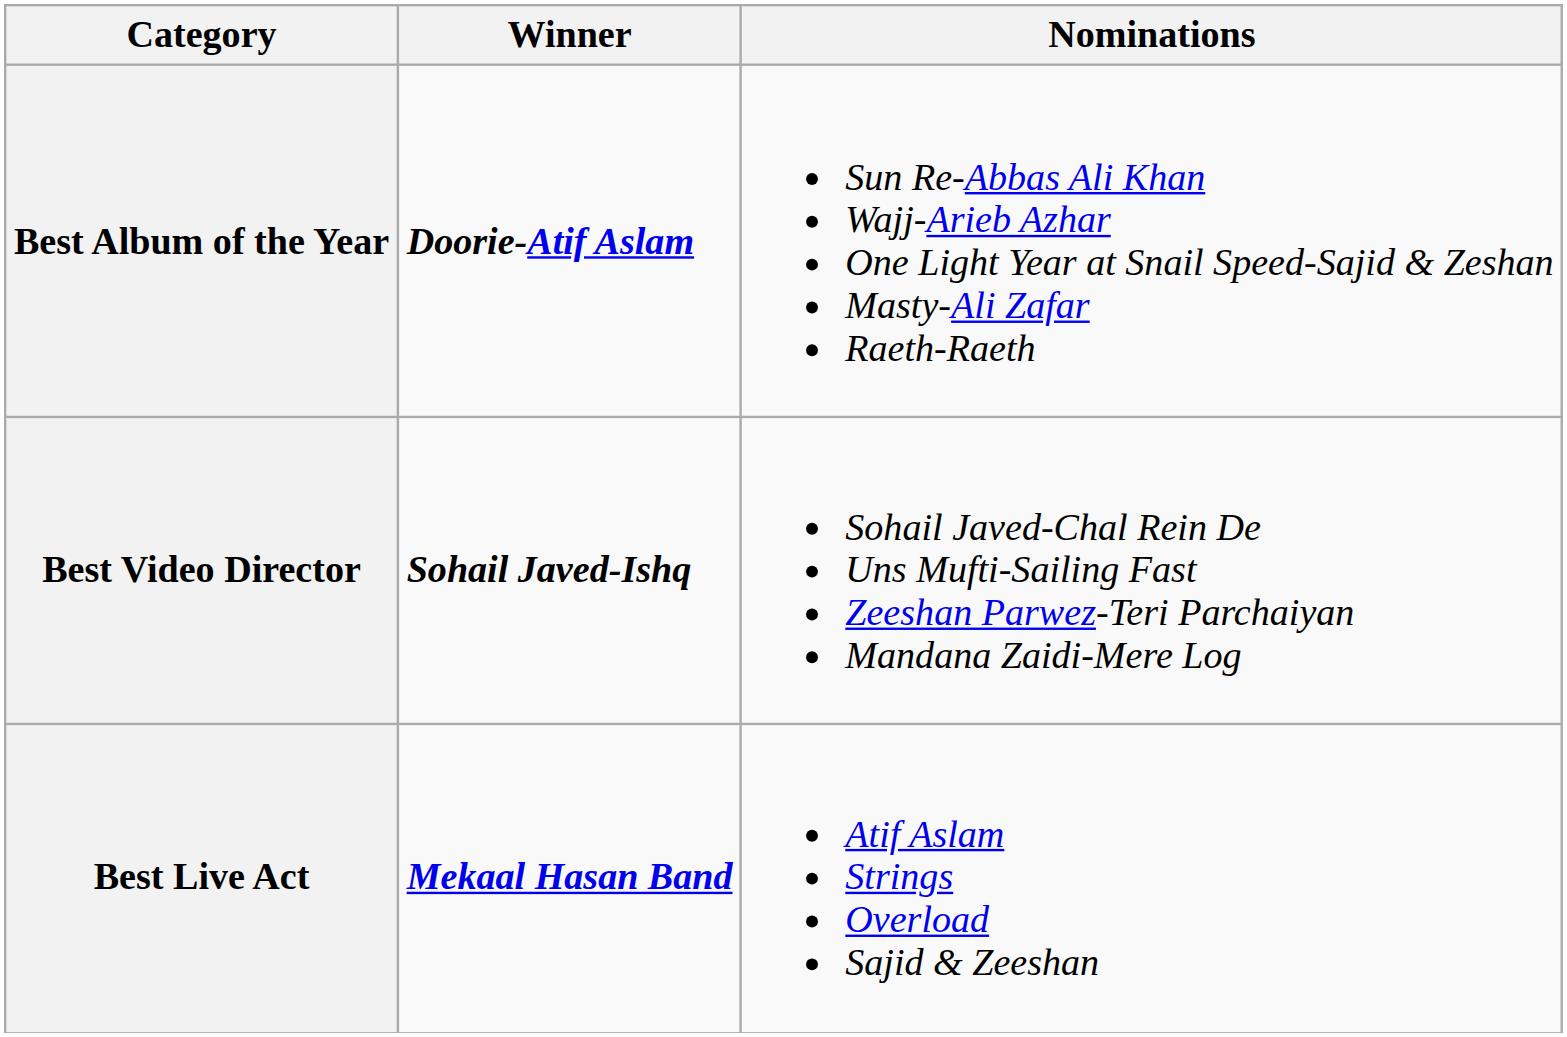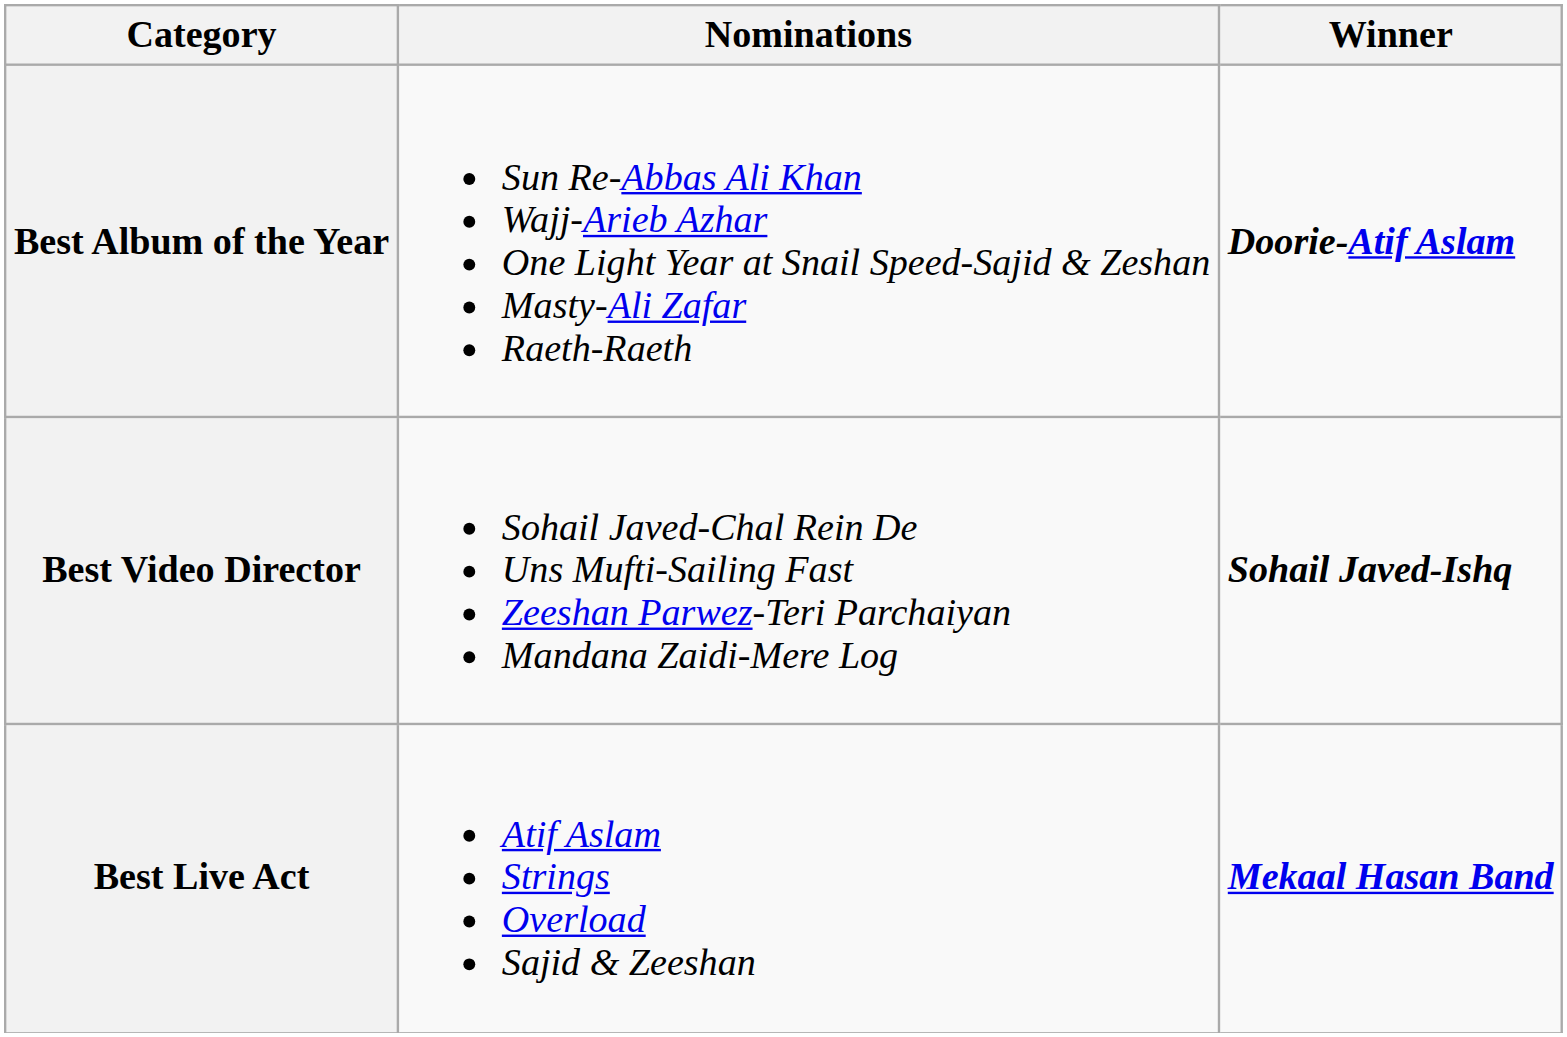columns swapped: (570, 34) <-> (1152, 34)
